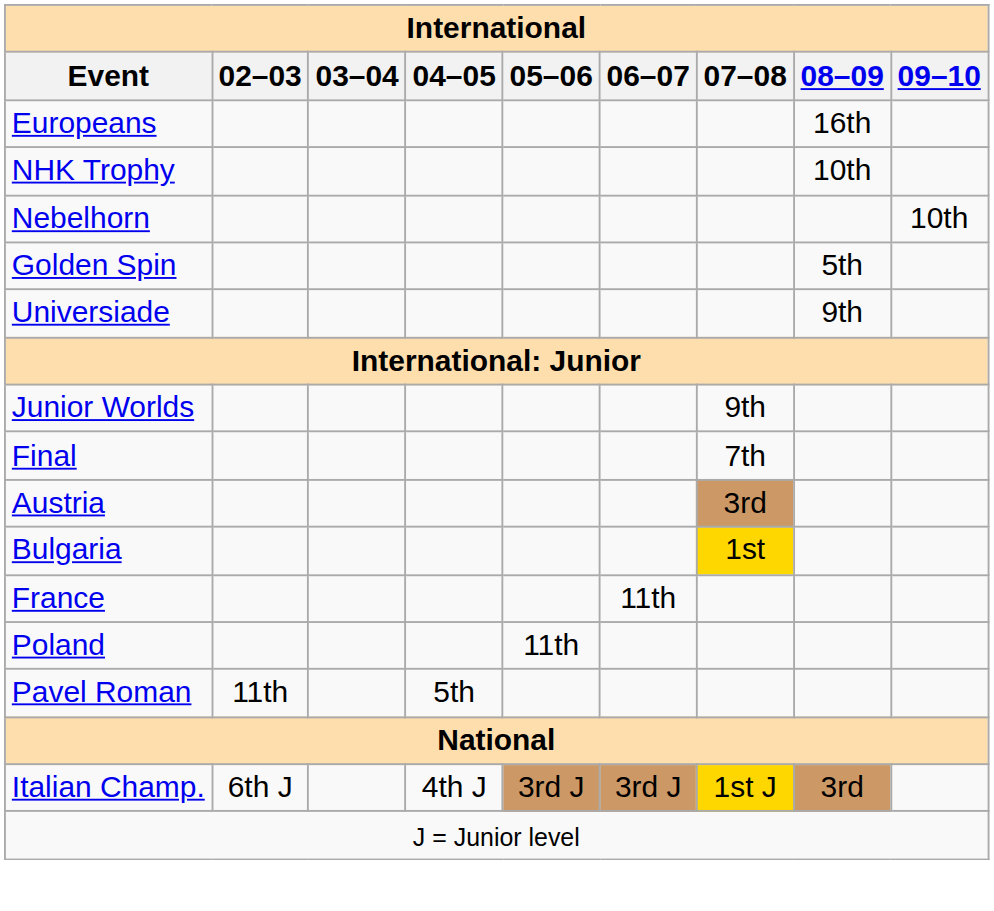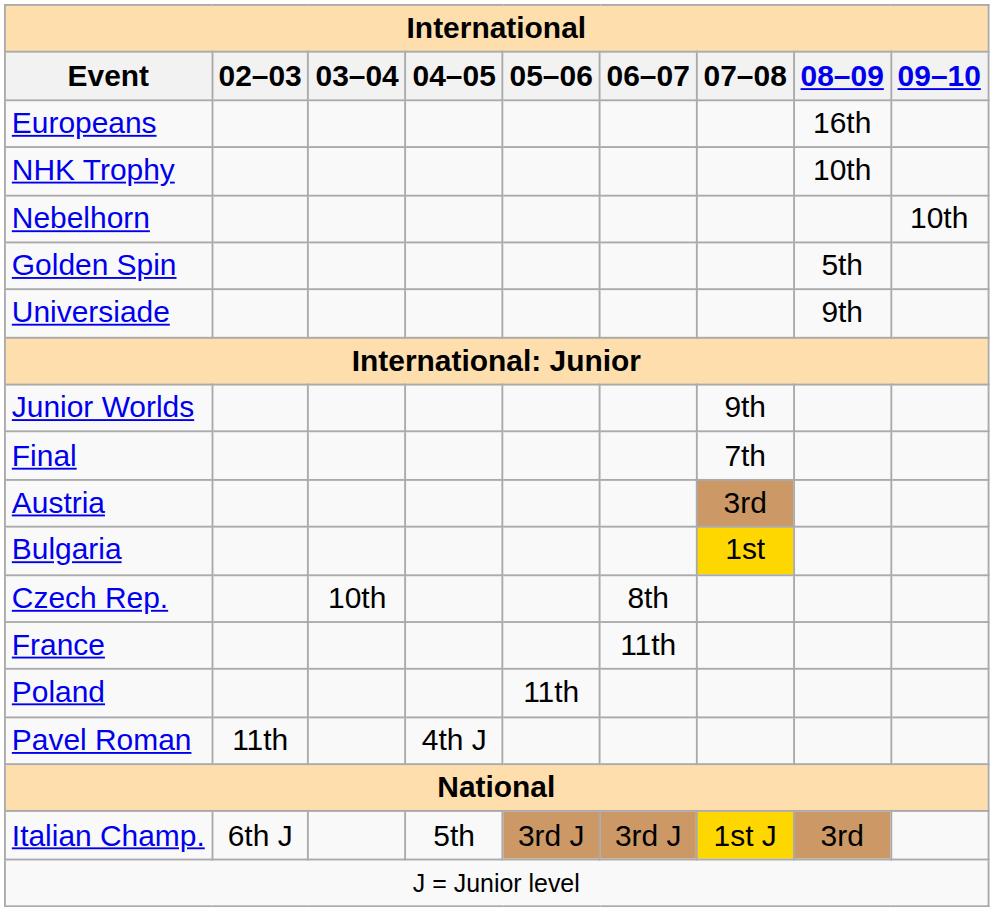+ row: (90, 597)
(454, 692) 5th -> (454, 739) 4th J
(454, 787) 4th J -> (454, 834) 5th
